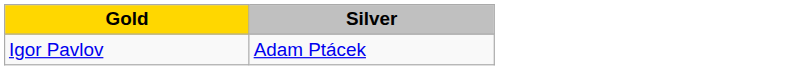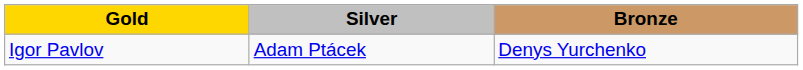+ column: (646, 19)
